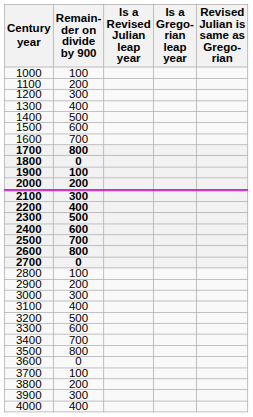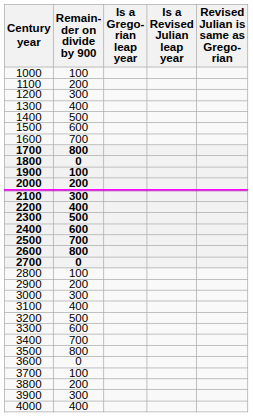columns swapped: (129, 35) <-> (175, 35)
